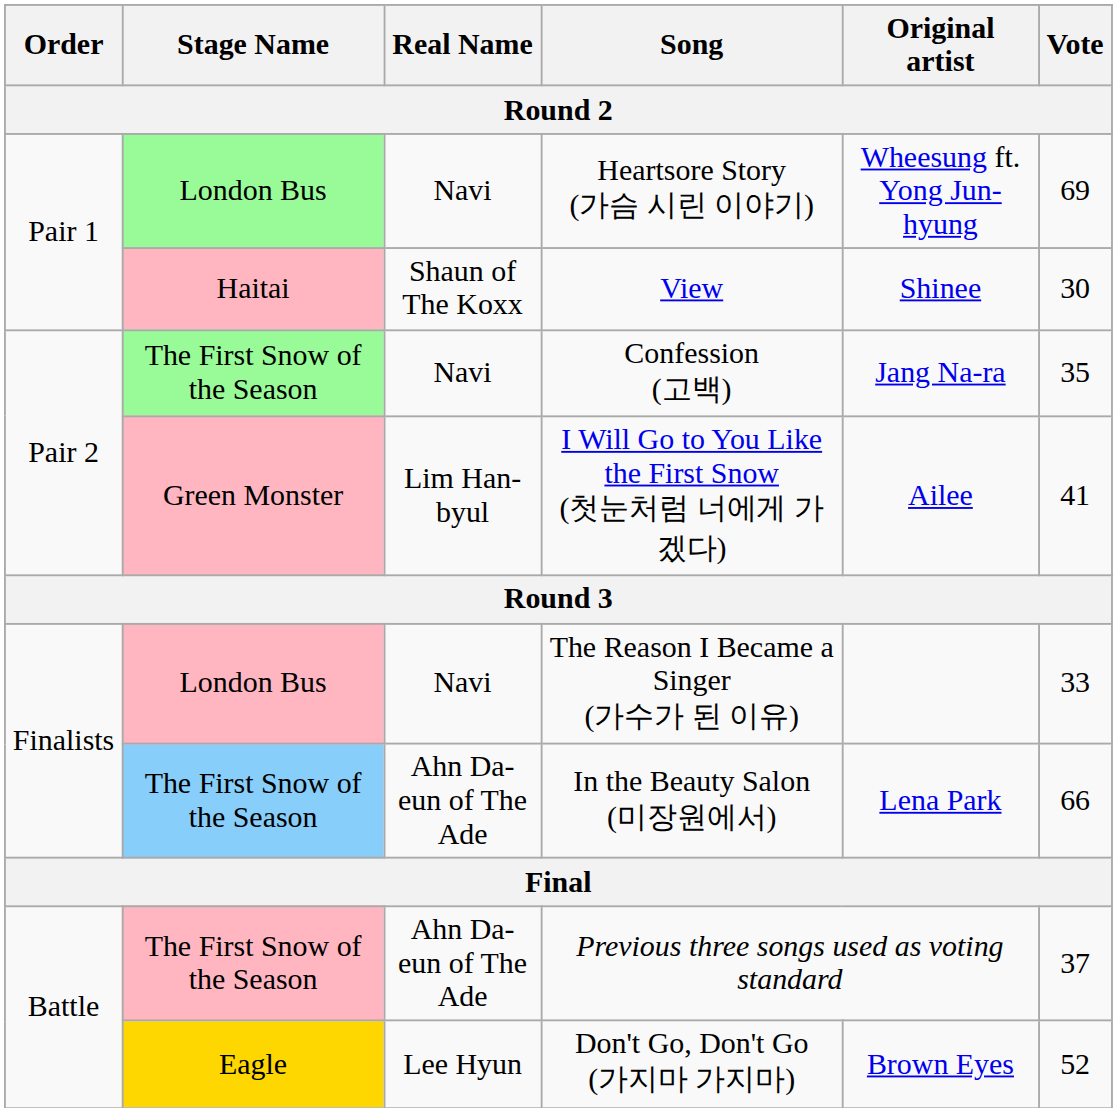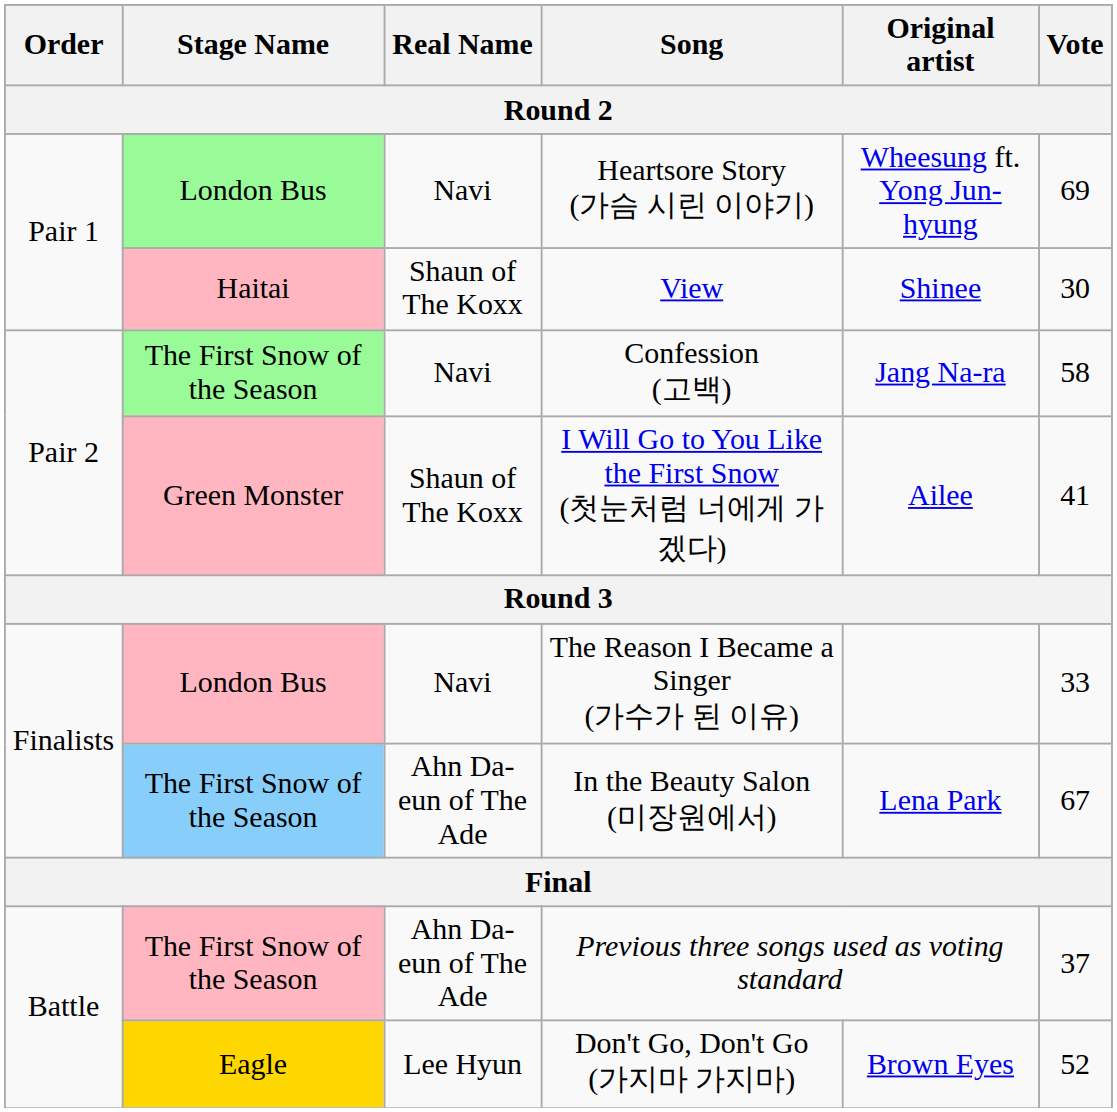(1075, 372) 35 -> (1075, 372) 58
(463, 495) Lim Han-byul -> (463, 495) Shaun of The Koxx
(1075, 800) 66 -> (1075, 800) 67
